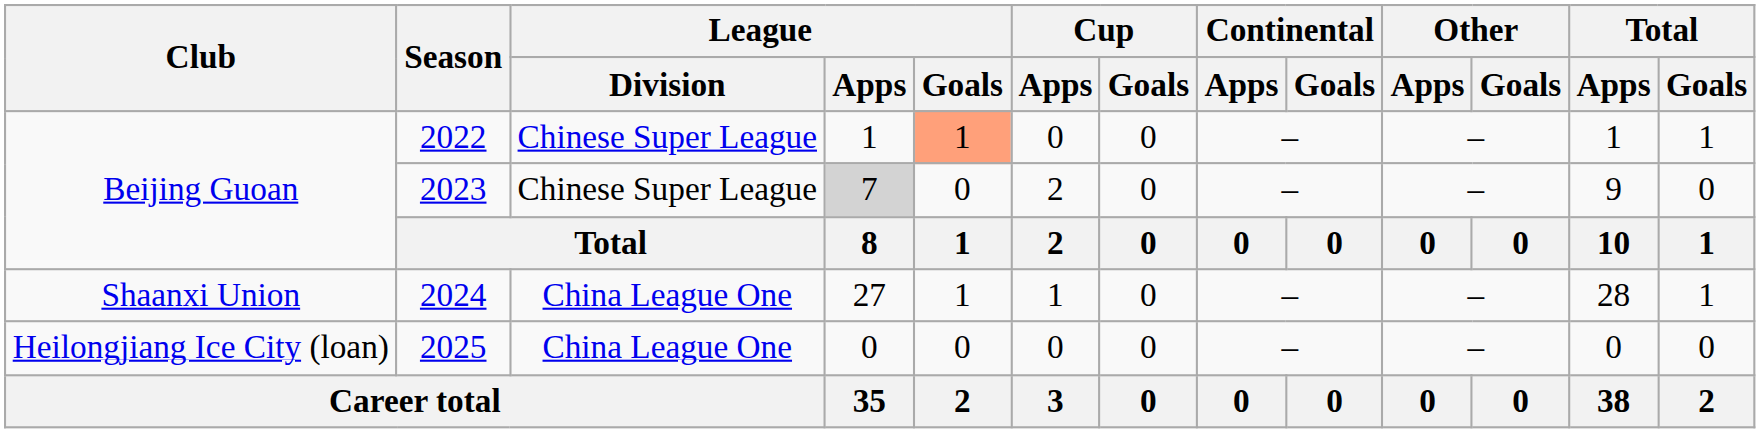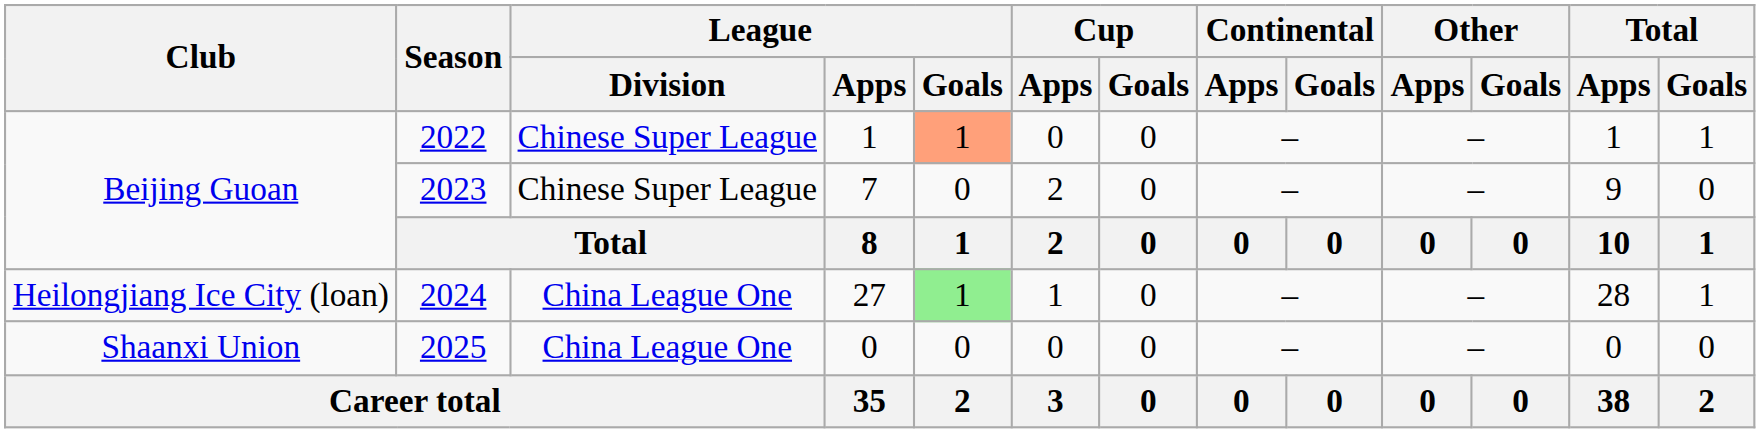(869, 189) lightgrey background -> (869, 189) no background
(201, 294) Shaanxi Union -> (201, 294) Heilongjiang Ice City (loan)
(962, 294) no background -> (962, 294) lightgreen background
(201, 347) Heilongjiang Ice City (loan) -> (201, 347) Shaanxi Union
